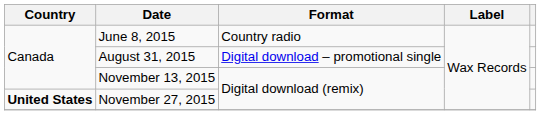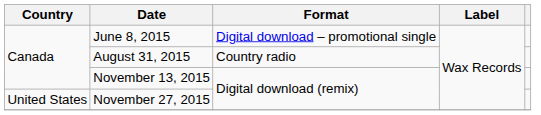(261, 36) Country radio -> (326, 36) Digital download – promotional single
(331, 57) Digital download – promotional single -> (256, 57) Country radio
(50, 99) bold -> (47, 99) normal
